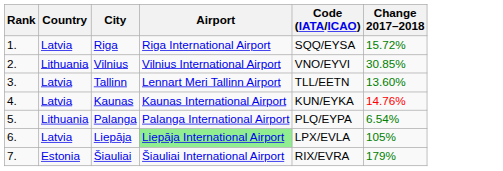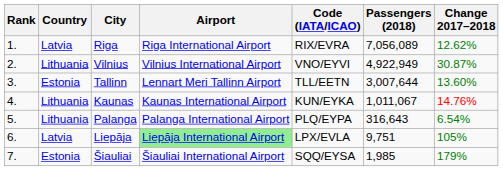+ column: (399, 20)
(325, 45) SQQ/EYSA -> (322, 45) RIX/EVRA
(386, 45) 15.72% -> (457, 45) 12.62%
(386, 63) 30.85% -> (457, 63) 30.87%
(57, 82) Latvia -> (60, 82) Estonia
(57, 100) Latvia -> (65, 100) Lithuania
(322, 156) RIX/EVRA -> (325, 156) SQQ/EYSA
